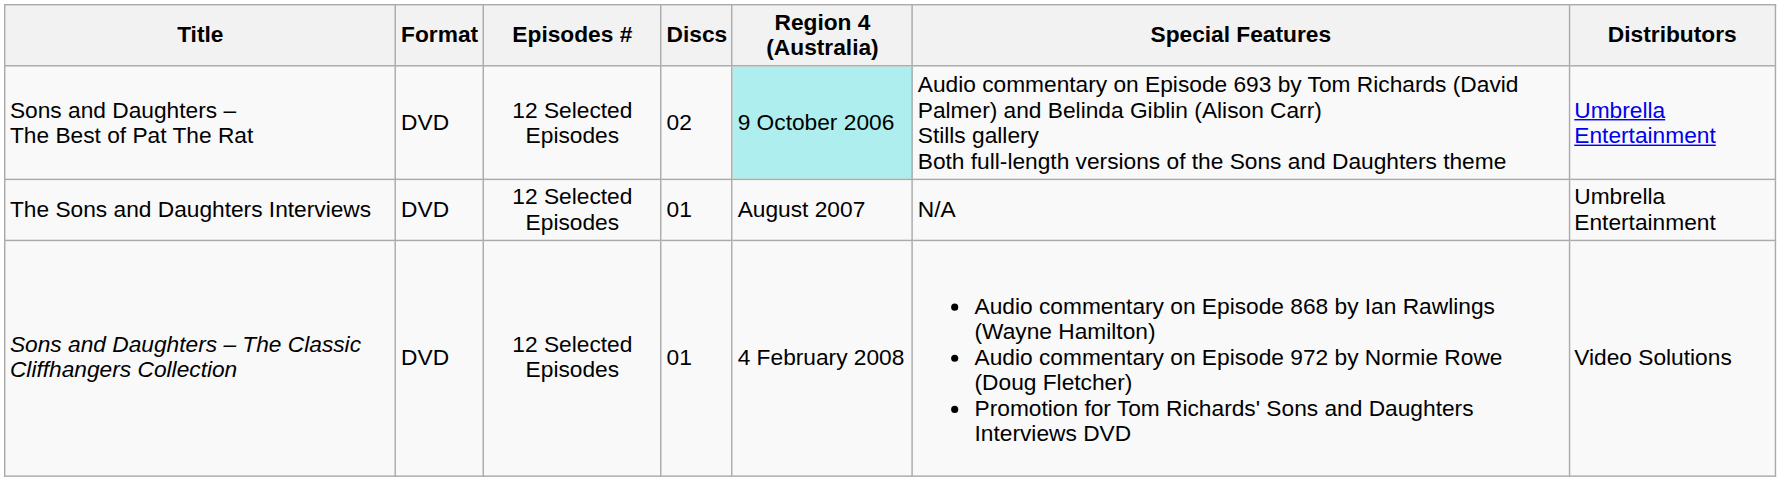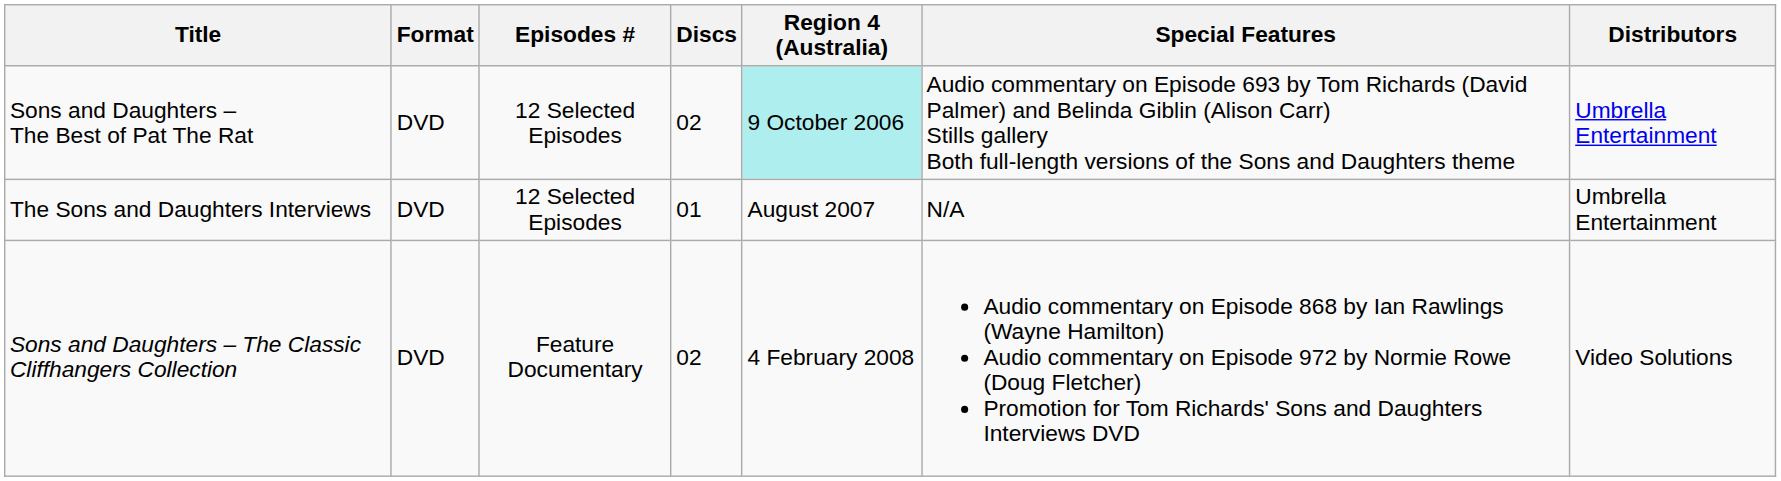(572, 357) 12 Selected Episodes -> (575, 357) Feature Documentary
(679, 357) 01 -> (689, 357) 02
